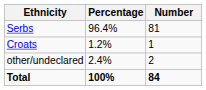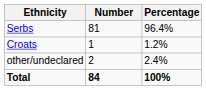columns swapped: (174, 12) <-> (116, 12)
